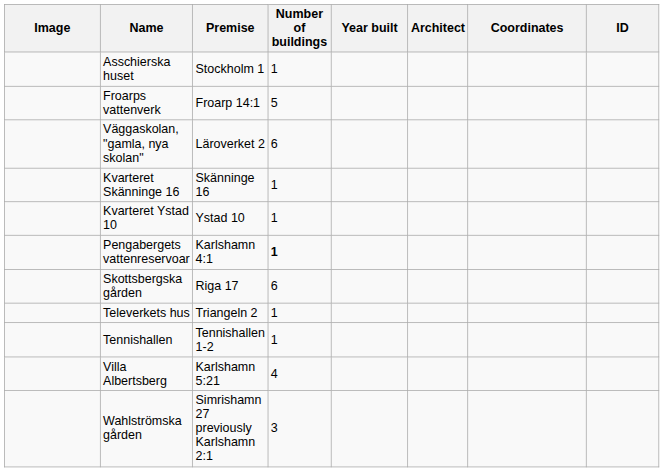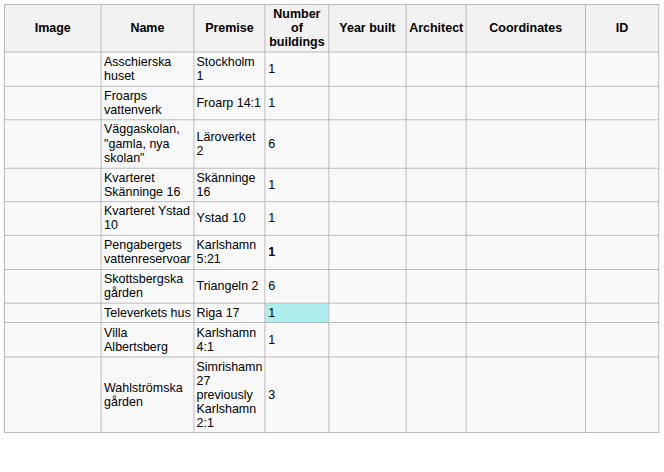(274, 103) 5 -> (272, 103) 1
(225, 252) Karlshamn 4:1 -> (226, 252) Karlshamn 5:21
(217, 286) Riga 17 -> (227, 286) Triangeln 2
(227, 313) Triangeln 2 -> (218, 313) Riga 17
(274, 313) no background -> (272, 313) paleturquoise background
- row: (138, 339)
(225, 373) Karlshamn 5:21 -> (226, 339) Karlshamn 4:1
(274, 373) 4 -> (272, 339) 1
